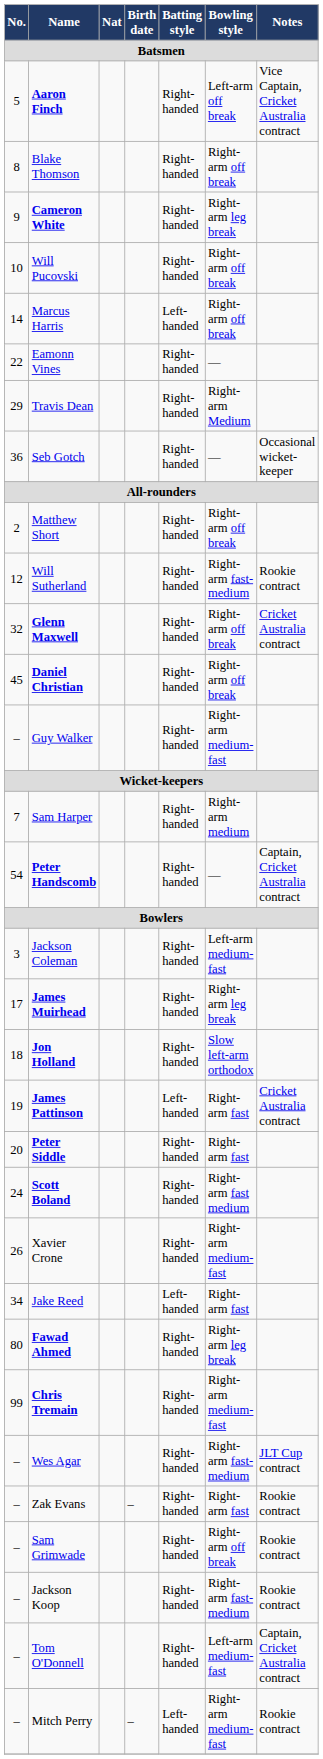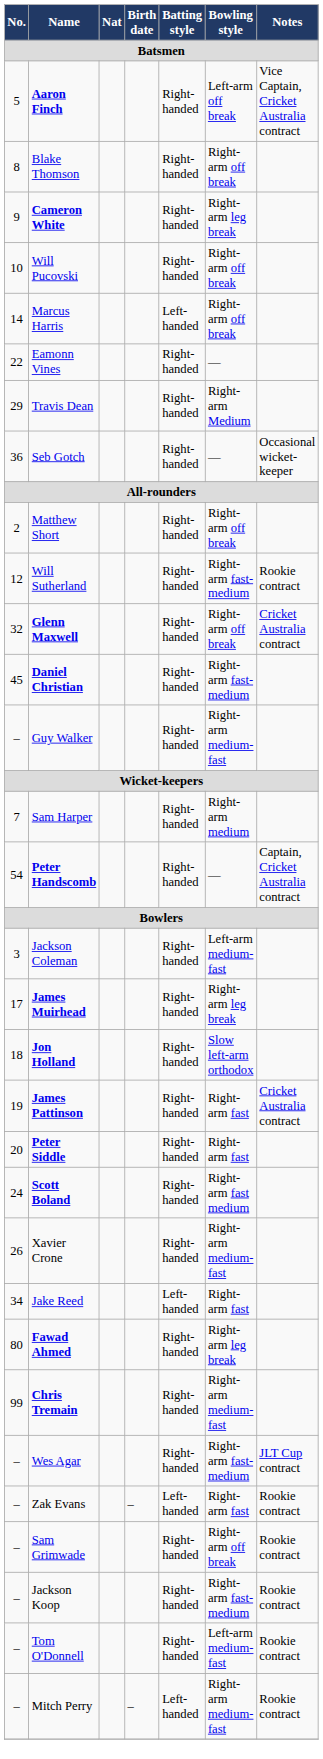(227, 679) Right-arm off break -> (231, 679) Right-arm fast-medium
(180, 1106) Left-handed -> (180, 1106) Right-handed
(180, 1504) Right-handed -> (180, 1504) Left-handed
(282, 1656) Captain, Cricket Australia contract -> (280, 1648) Rookie contract
